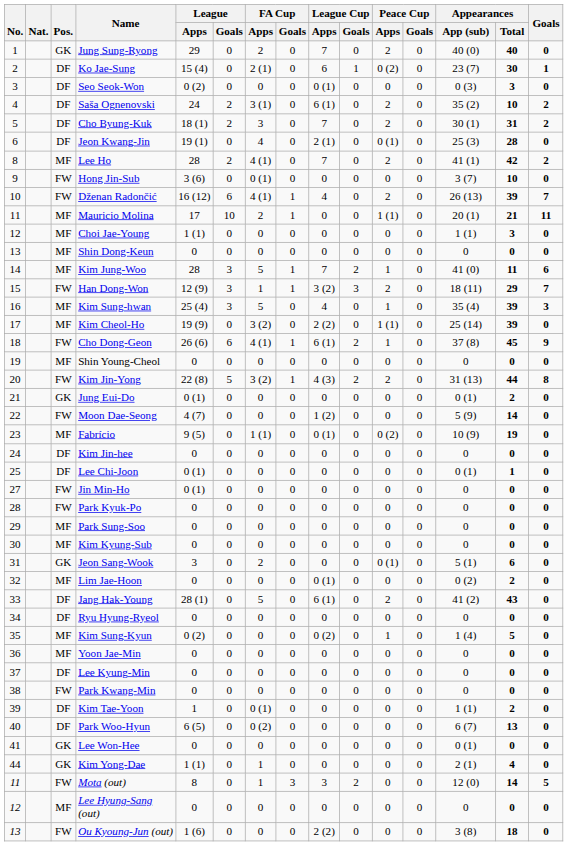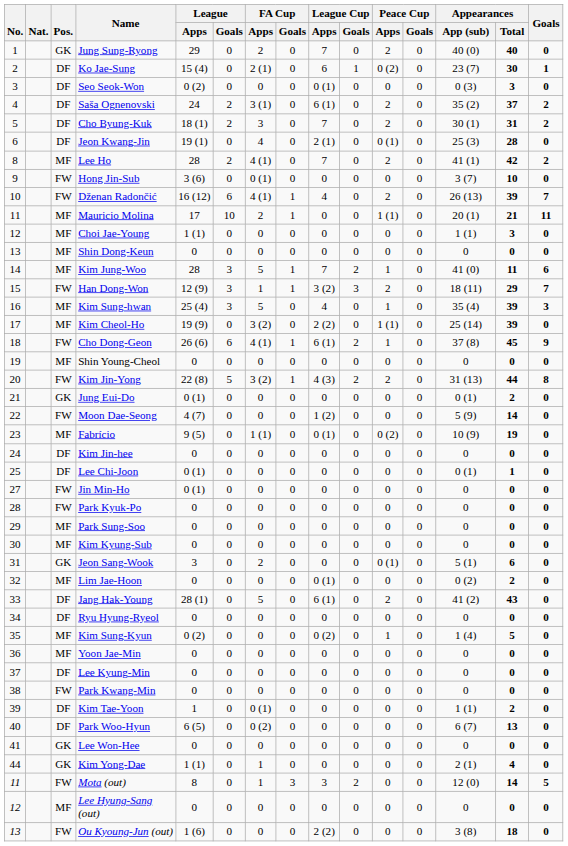(512, 105) 10 -> (512, 105) 37
(466, 745) 0 (1) -> (466, 745) 0
